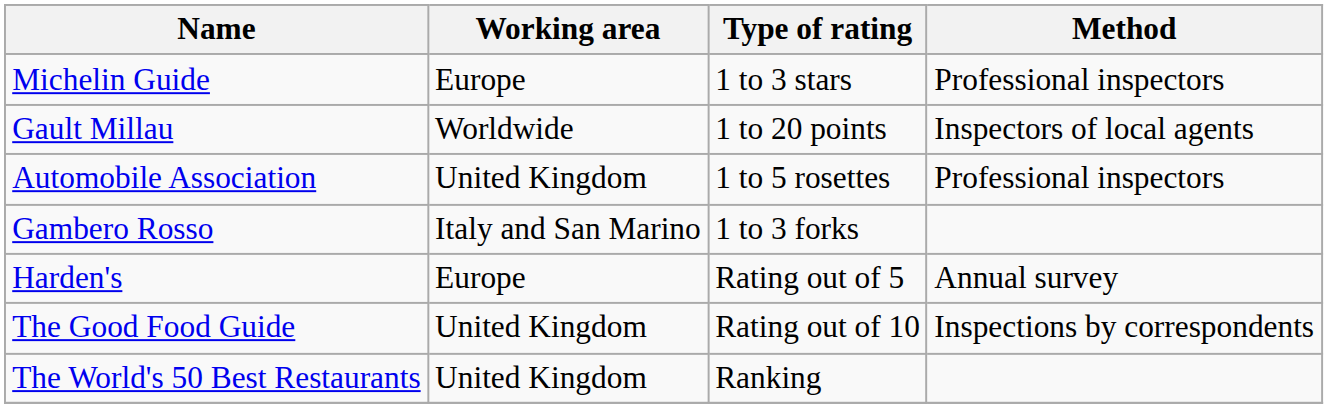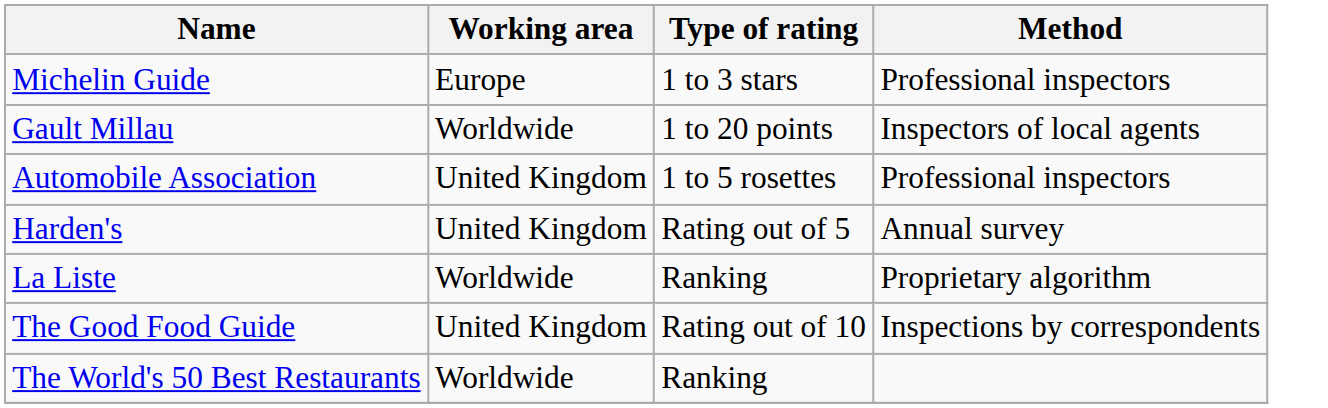- row: (113, 228)
(480, 278) Europe -> (541, 228) United Kingdom
+ row: (64, 278)
(541, 377) United Kingdom -> (504, 377) Worldwide
